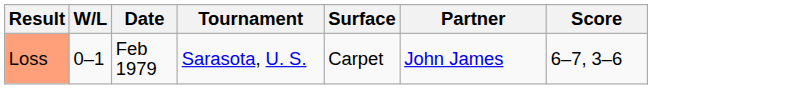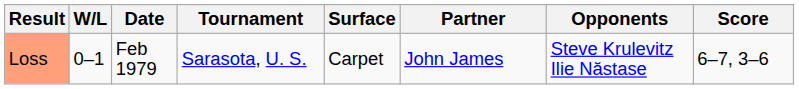+ column: (620, 19)
